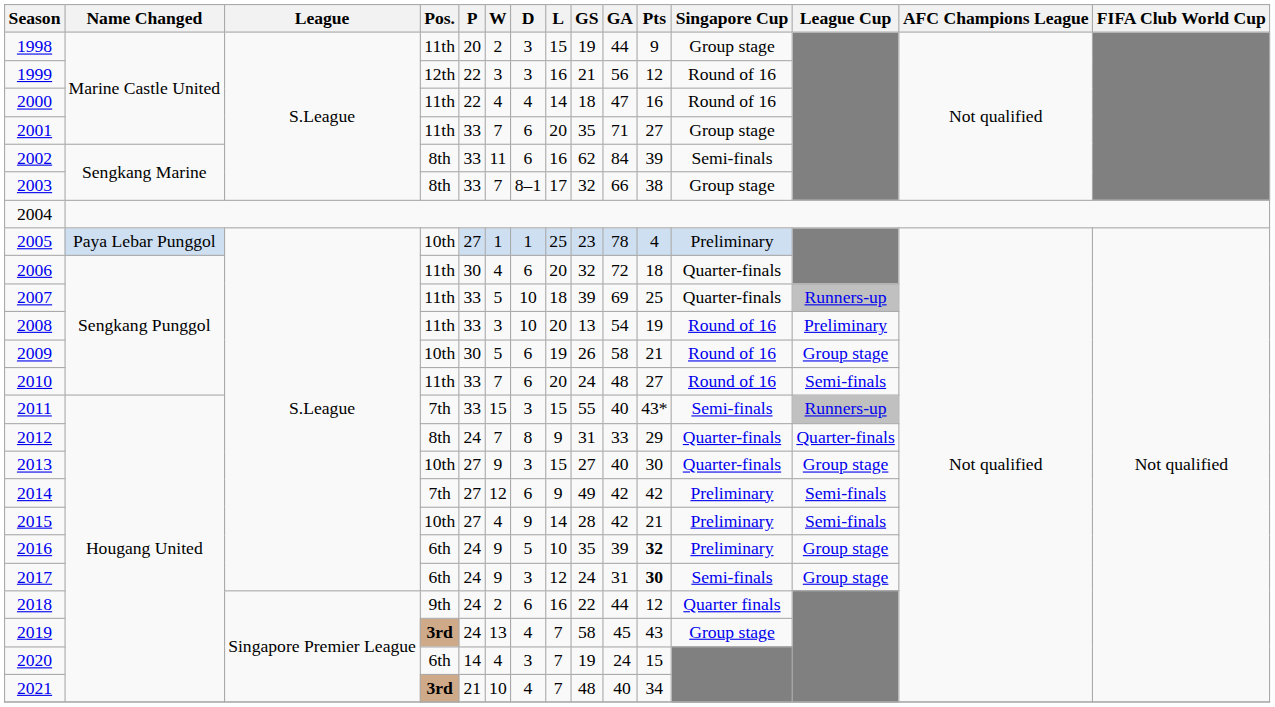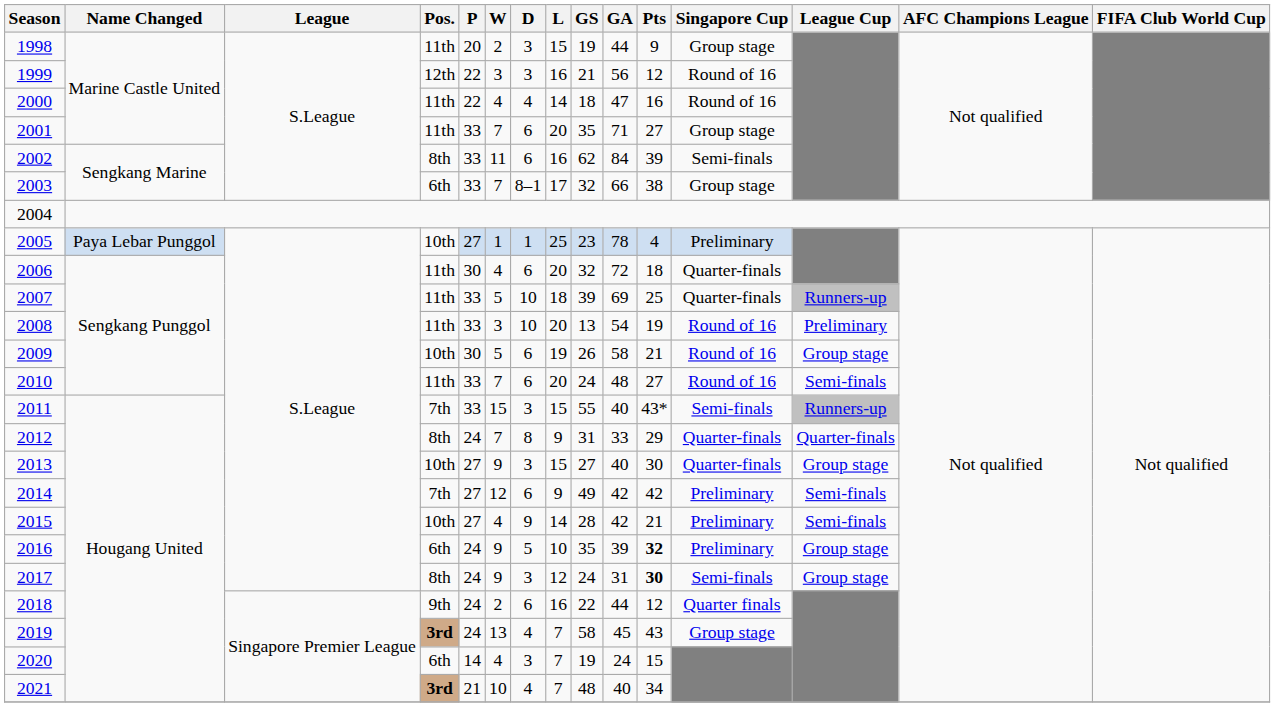(440, 185) 8th -> (440, 185) 6th
(440, 576) 6th -> (440, 576) 8th
